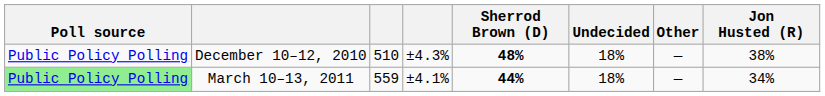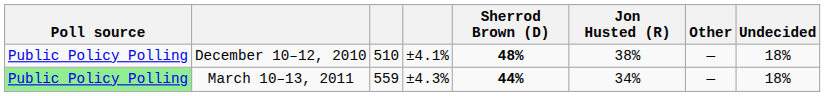columns swapped: (761, 24) <-> (611, 33)
(427, 56) ±4.3% -> (427, 56) ±4.1%
(427, 79) ±4.1% -> (427, 79) ±4.3%
